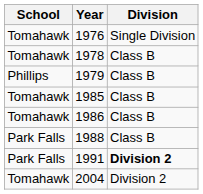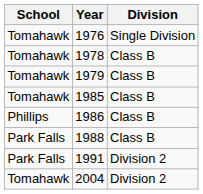(28, 76) Phillips -> (38, 76) Tomahawk
(38, 117) Tomahawk -> (28, 117) Phillips
(141, 158) bold -> (138, 158) normal
